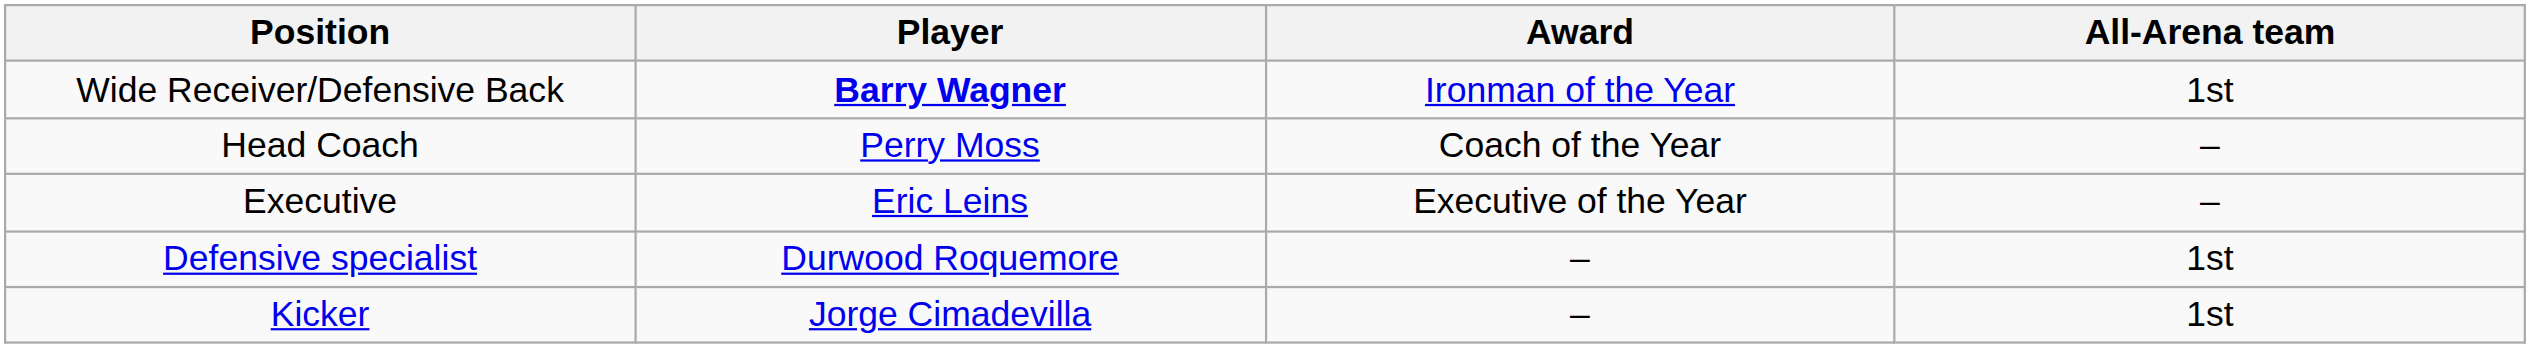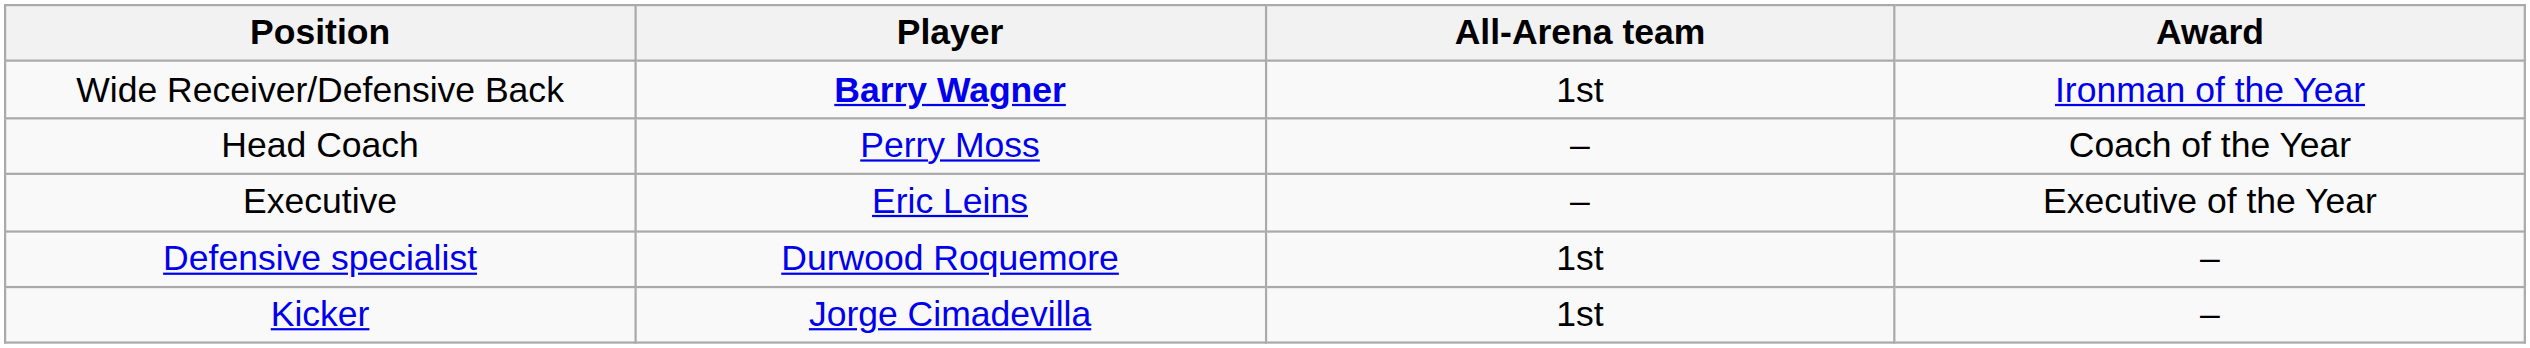columns swapped: (1580, 32) <-> (2210, 32)
